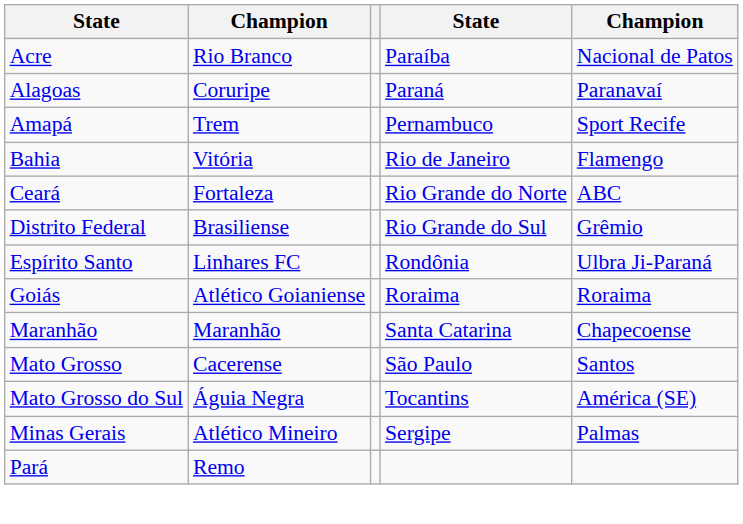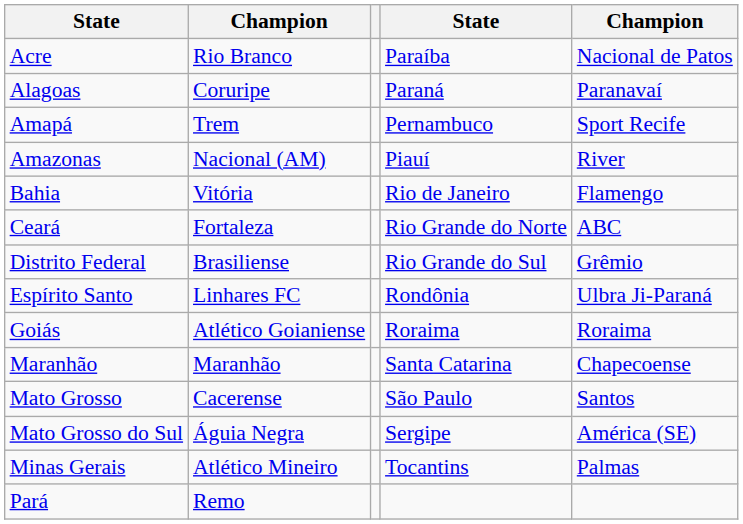+ row: (55, 158)
(427, 398) Tocantins -> (418, 432) Sergipe
(418, 432) Sergipe -> (427, 466) Tocantins
